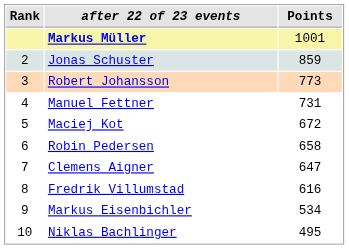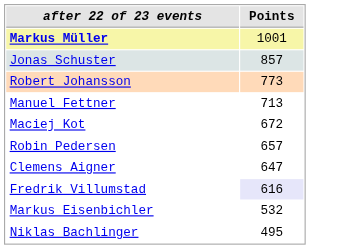- column: (25, 16)
(310, 60) 859 -> (272, 60) 857
(310, 103) 731 -> (272, 103) 713
(310, 146) 658 -> (272, 146) 657
(310, 189) no background -> (272, 189) lavender background
(310, 211) 534 -> (272, 211) 532
